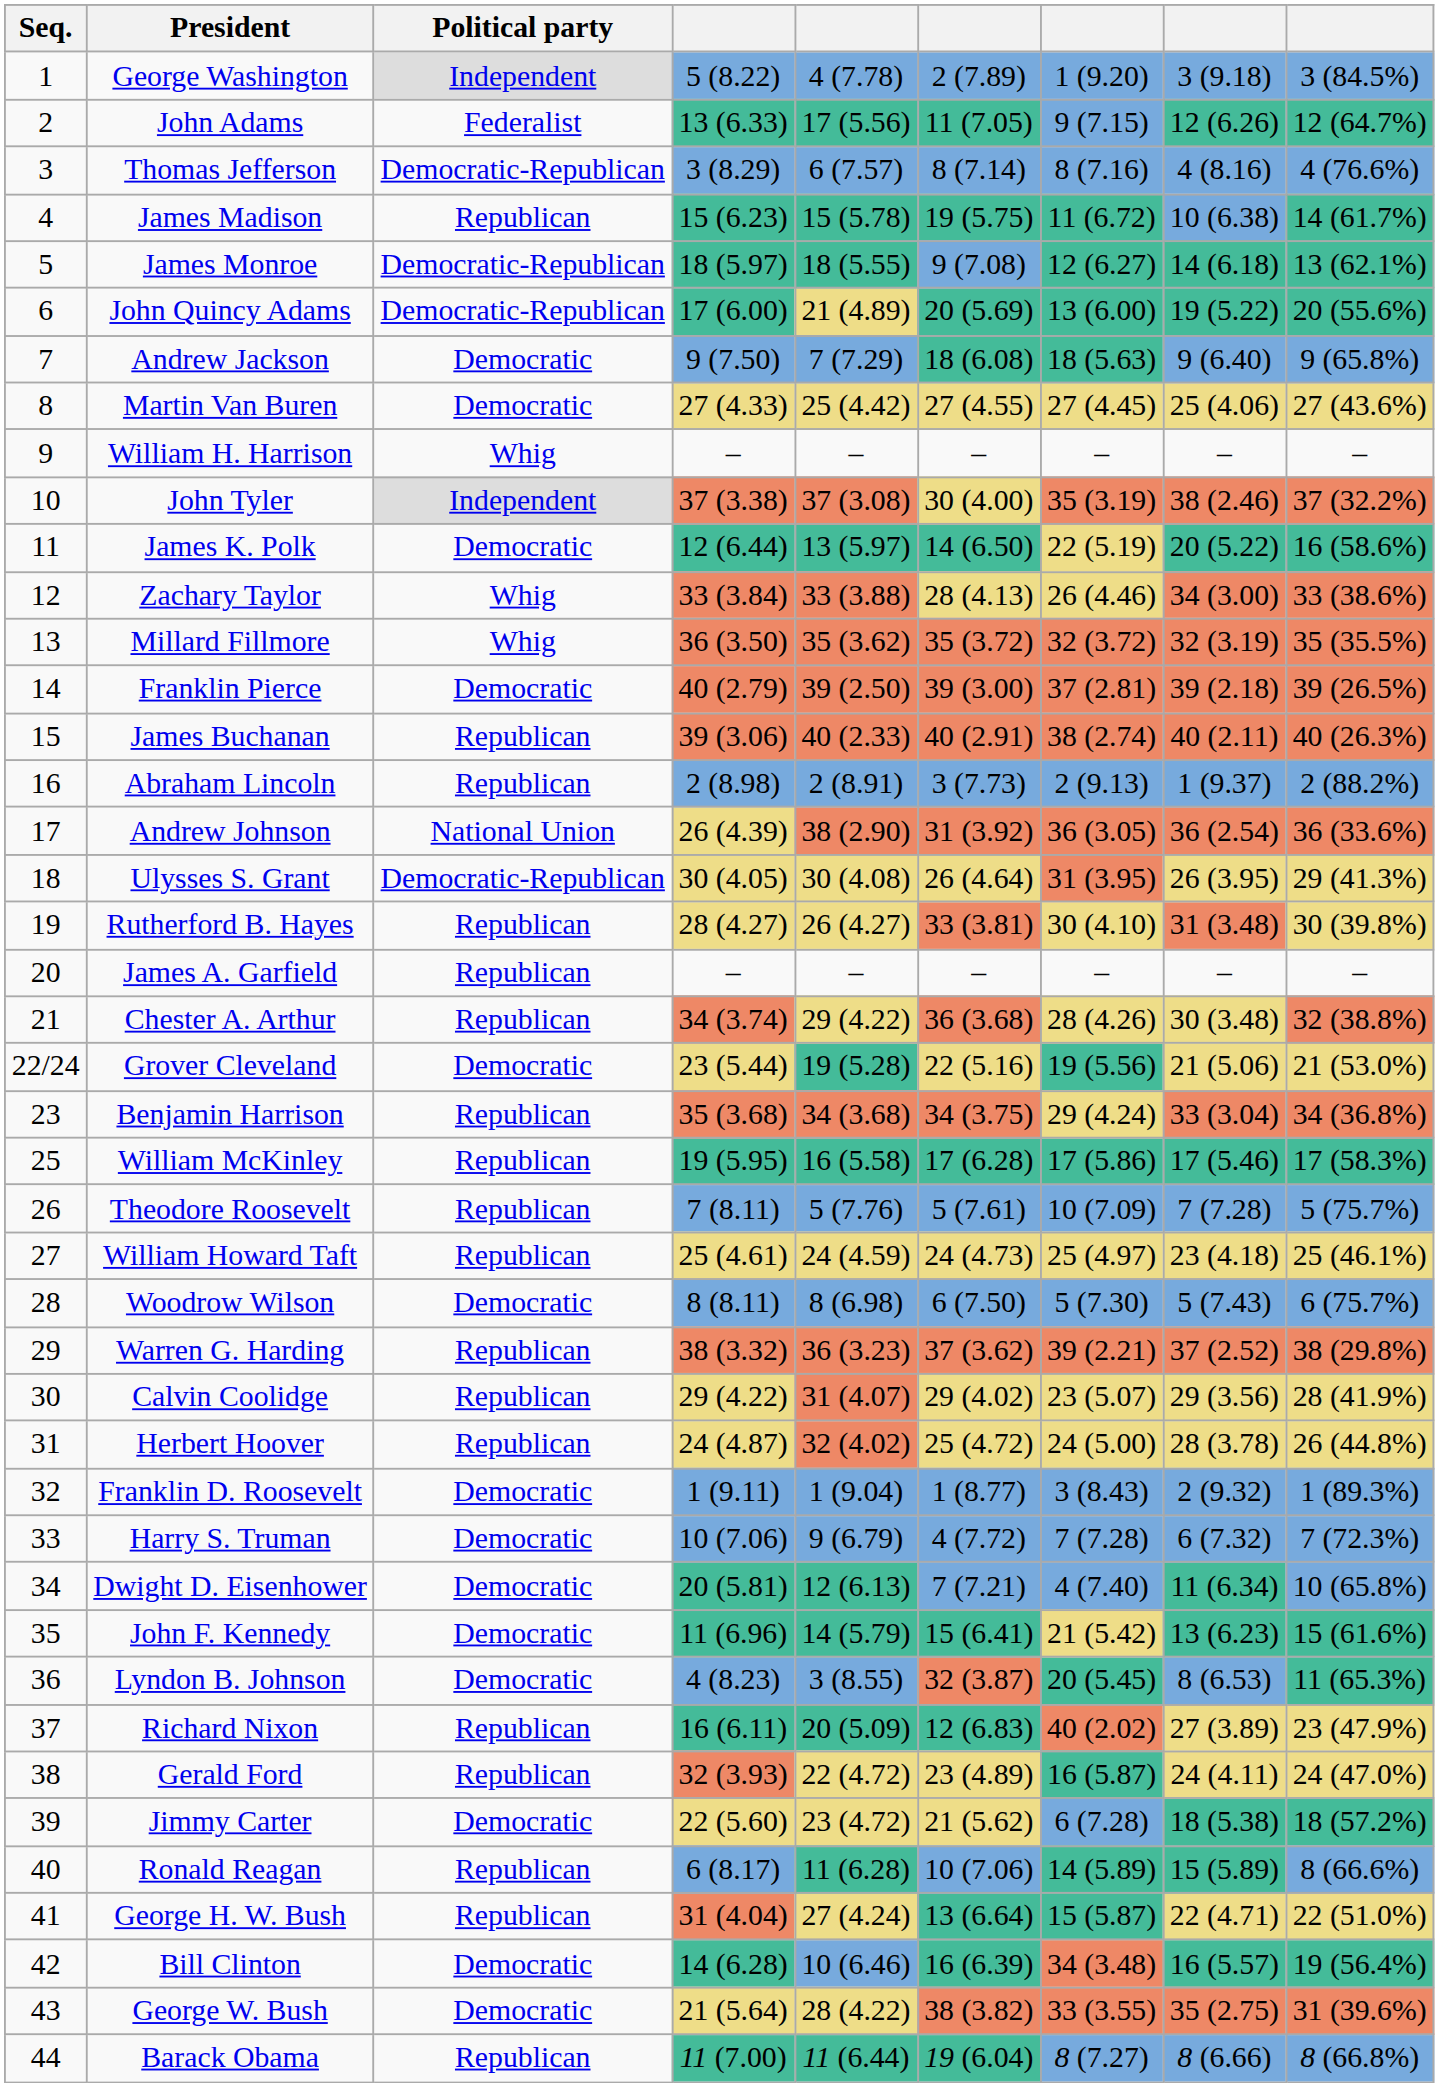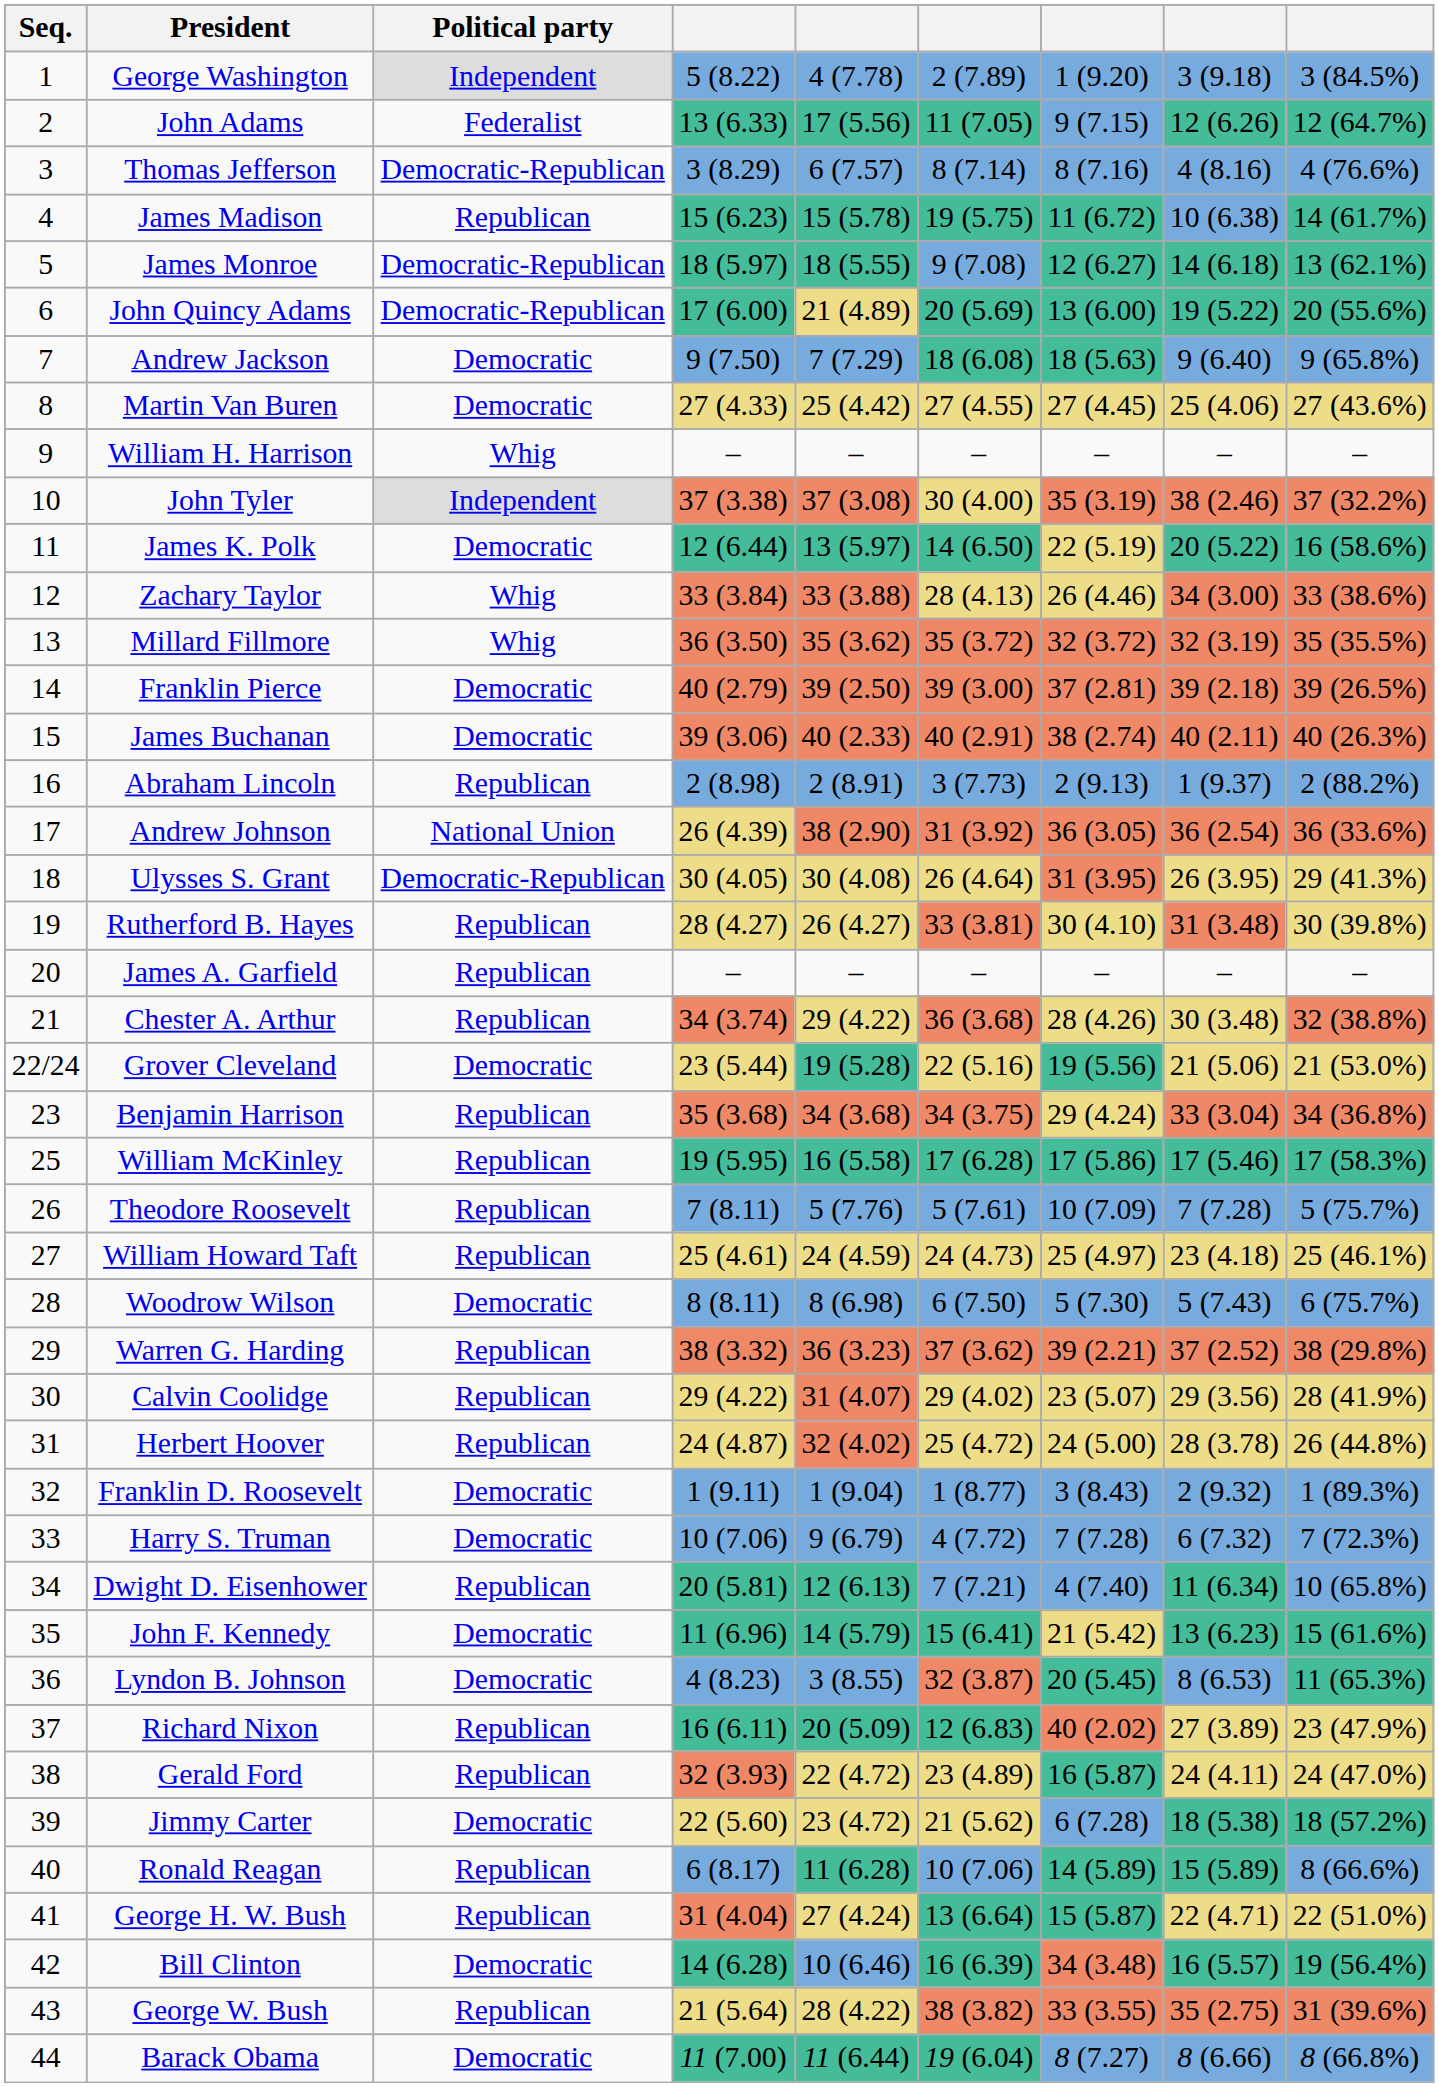(523, 736) Republican -> (523, 736) Democratic
(523, 1585) Democratic -> (523, 1585) Republican
(523, 2010) Democratic -> (523, 2010) Republican
(523, 2057) Republican -> (523, 2057) Democratic
